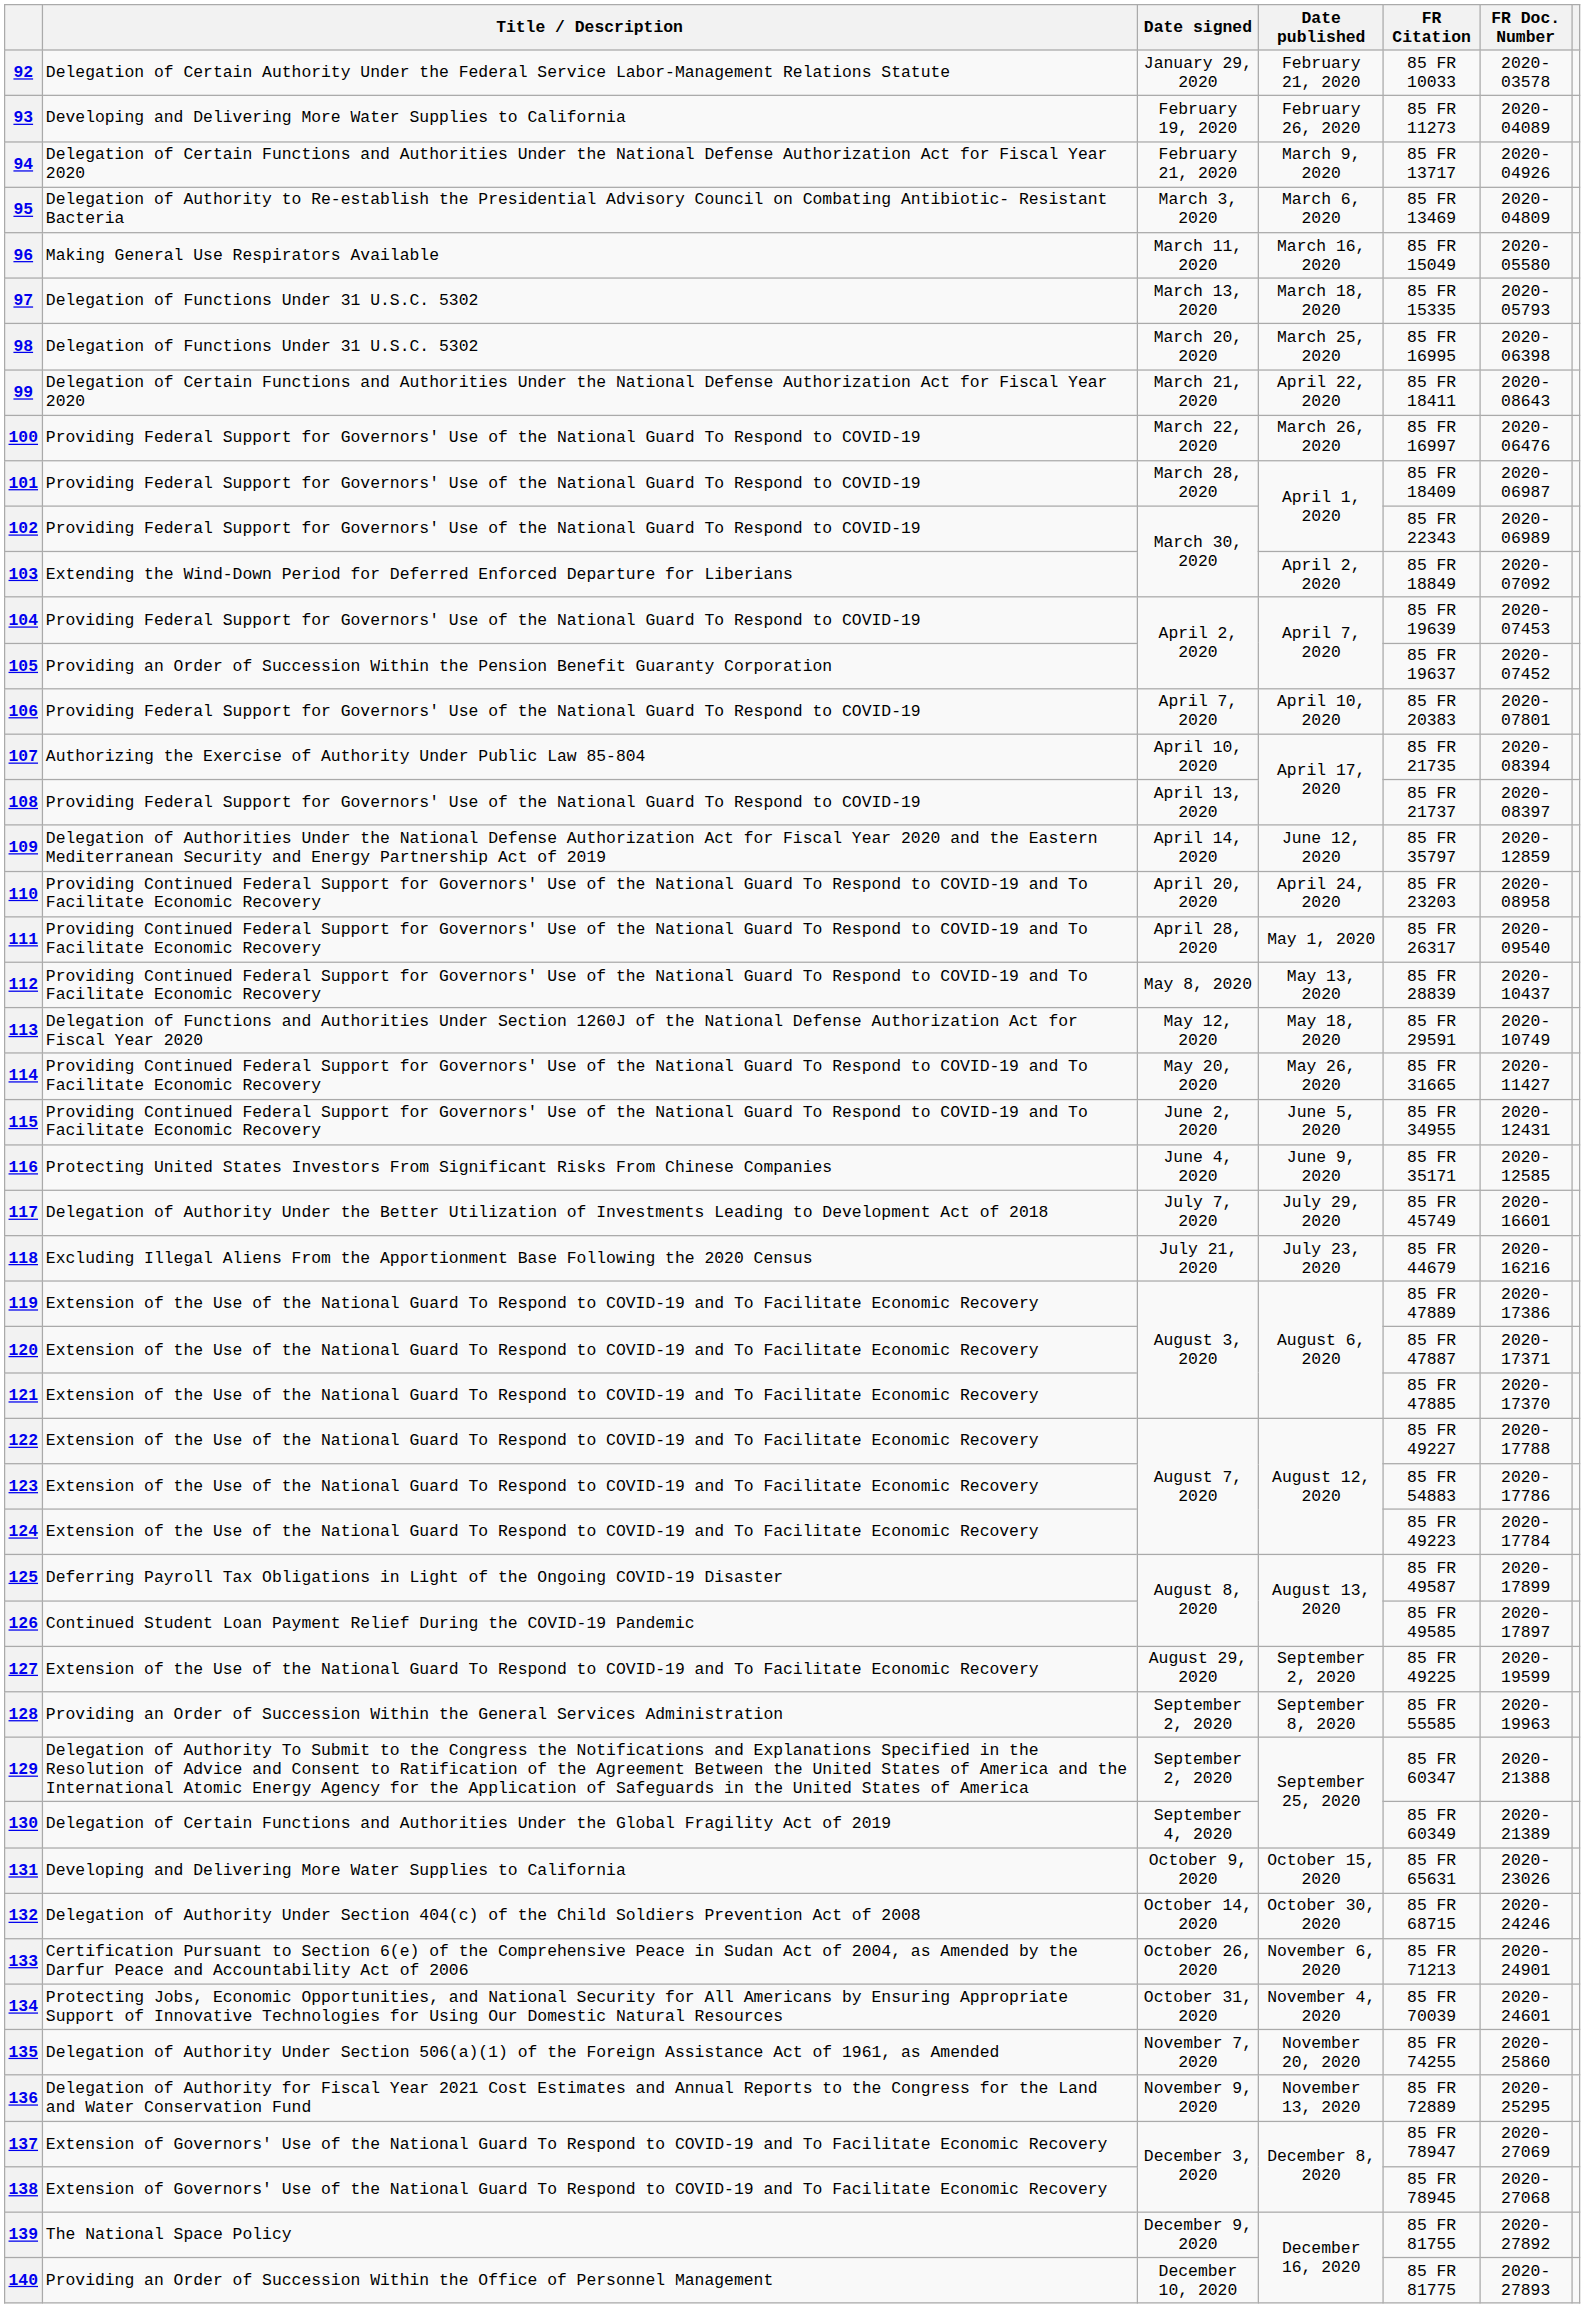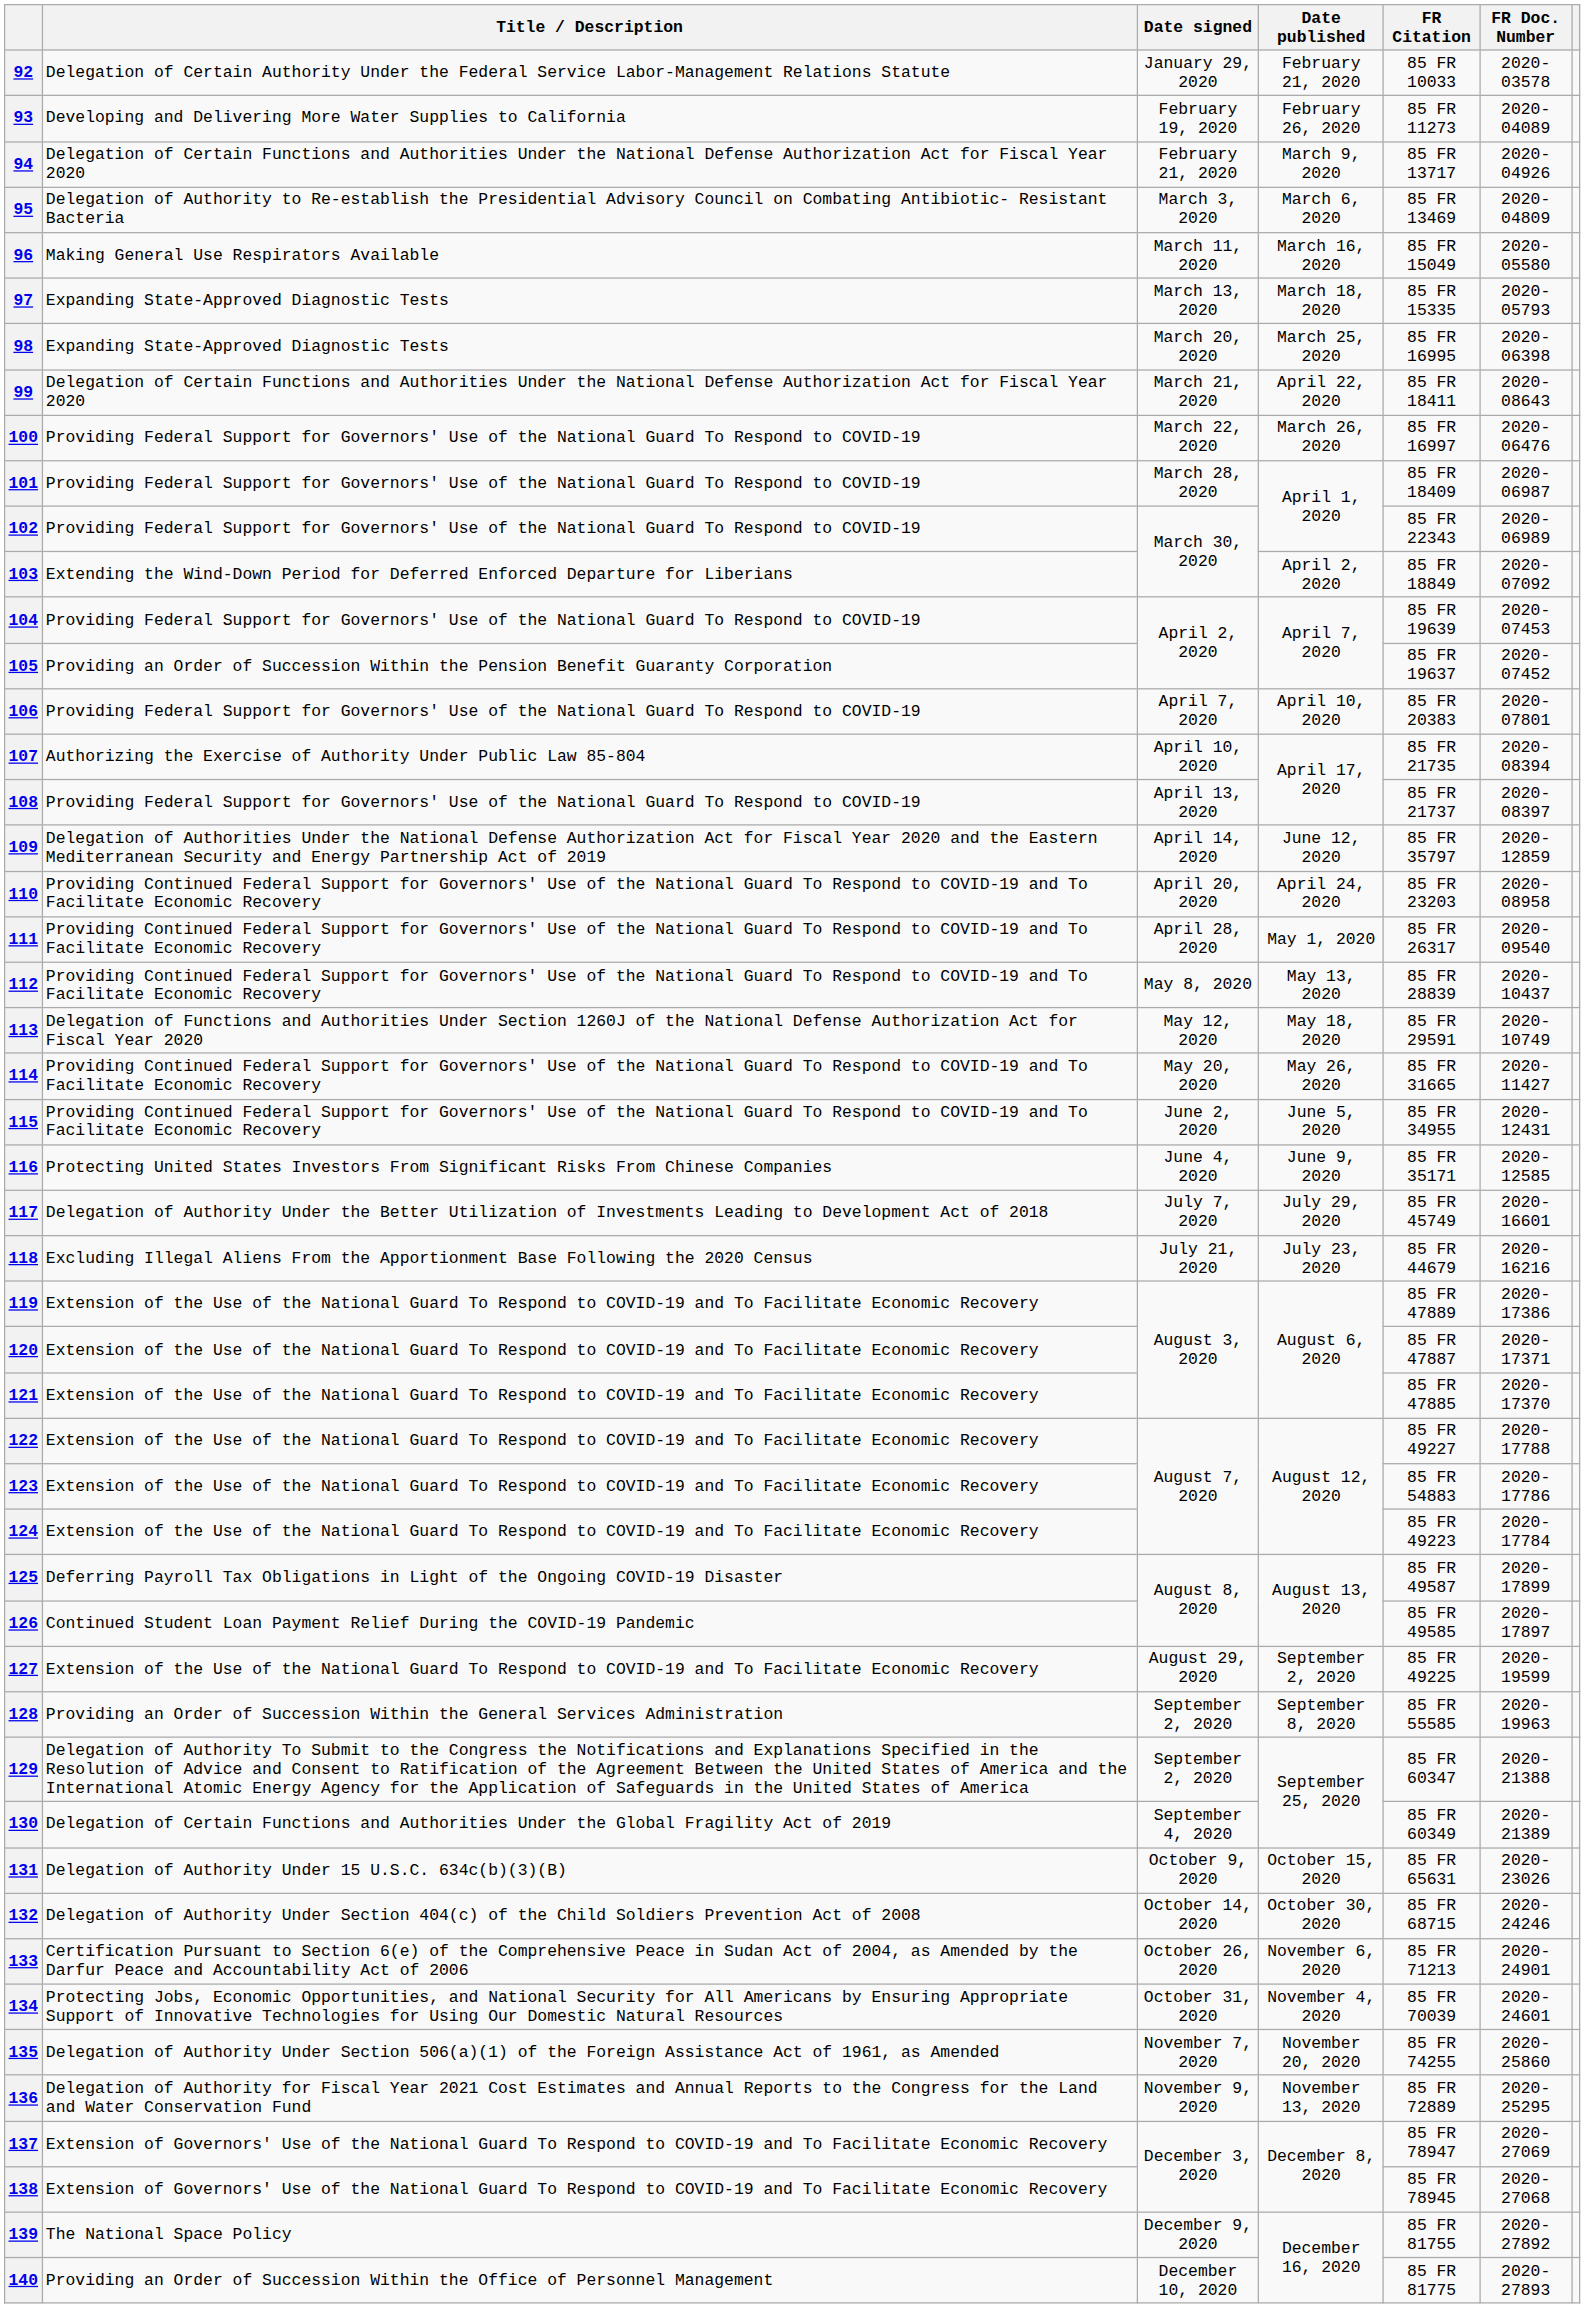(262, 301) Delegation of Functions Under 31 U.S.C. 5302 -> (247, 301) Expanding State-Approved Diagnostic Tests
(262, 347) Delegation of Functions Under 31 U.S.C. 5302 -> (247, 347) Expanding State-Approved Diagnostic Tests
(336, 1870) Developing and Delivering More Water Supplies to California -> (306, 1870) Delegation of Authority Under 15 U.S.C. 634c(b)(3)(B)
